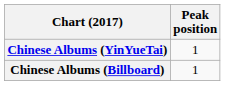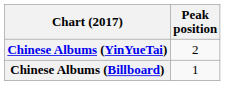(195, 49) 1 -> (195, 49) 2
